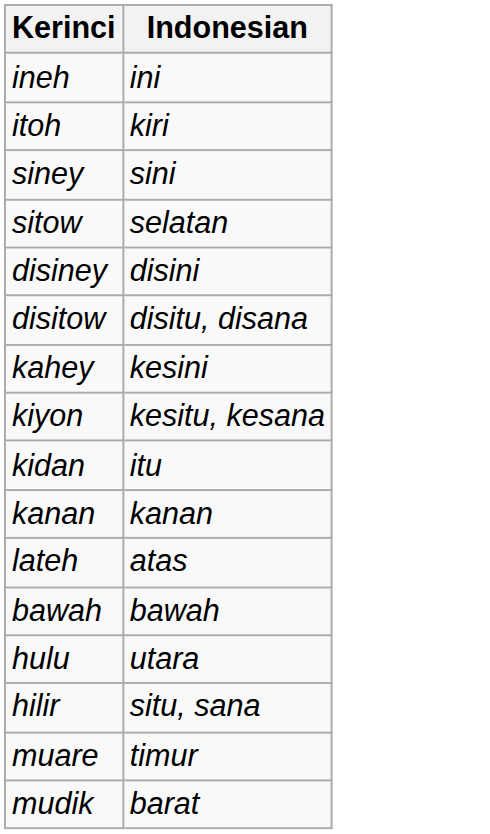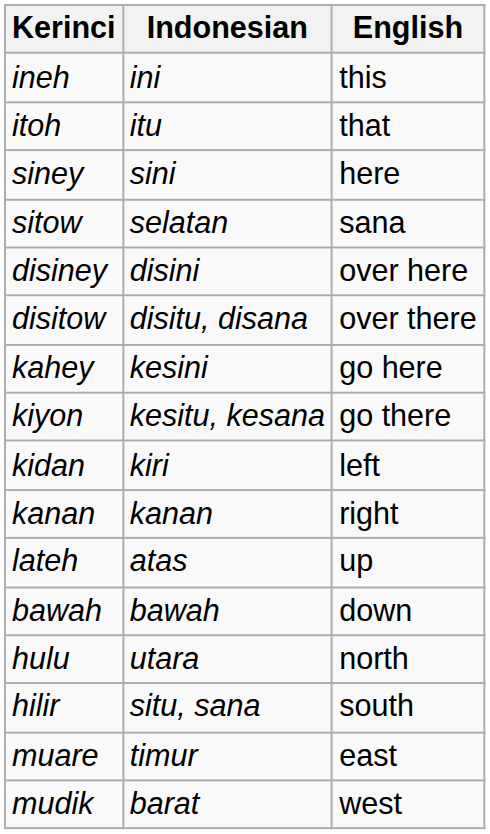+ column: (408, 28)
(149, 125) kiri -> (146, 125) itu
(146, 464) itu -> (149, 464) kiri
